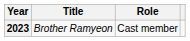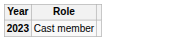- column: (73, 12)
